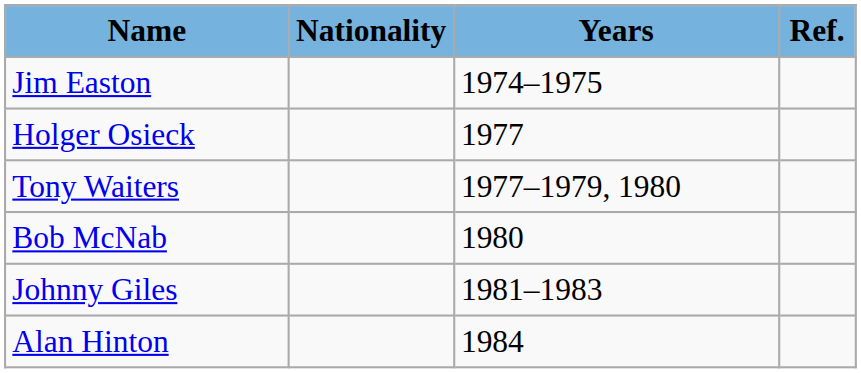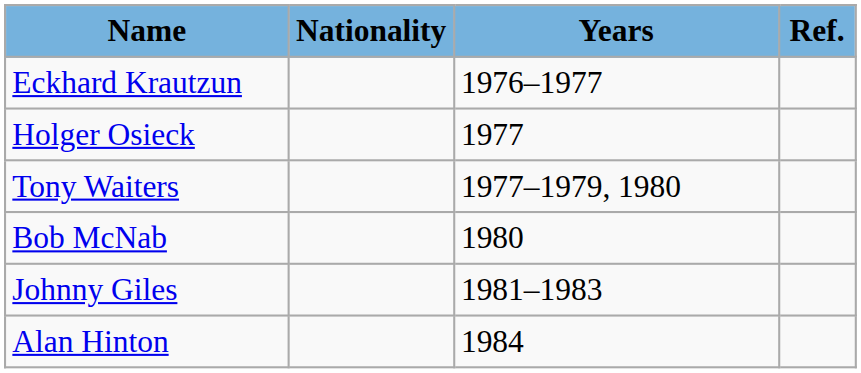- row: (82, 82)
+ row: (127, 82)
